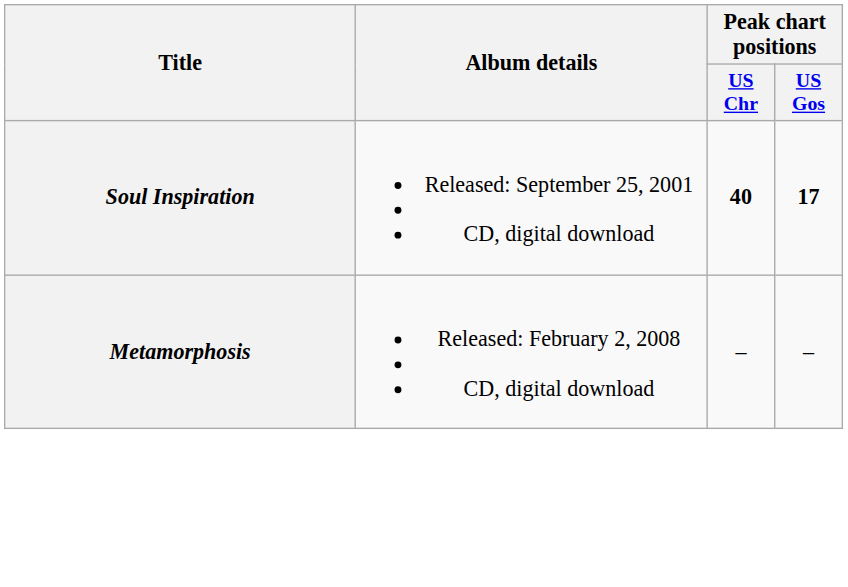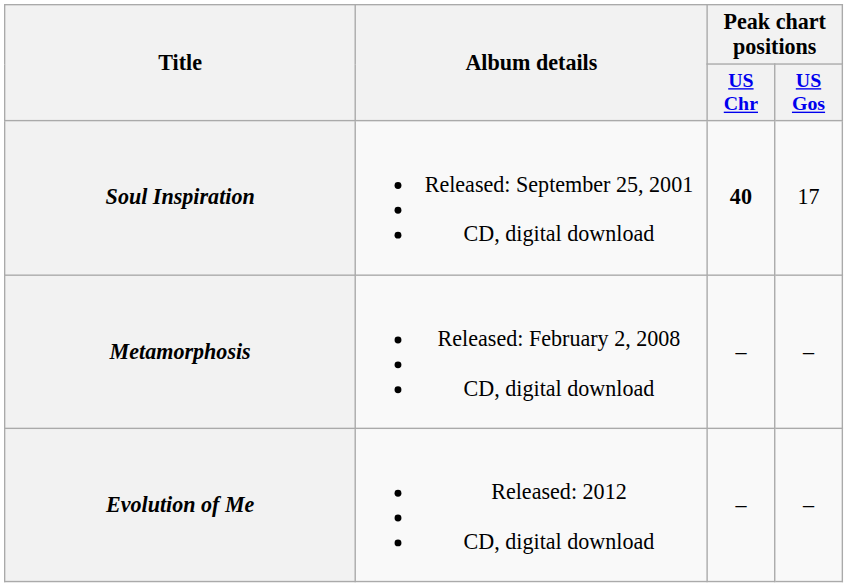(809, 197) bold -> (809, 197) normal
+ row: (180, 504)
